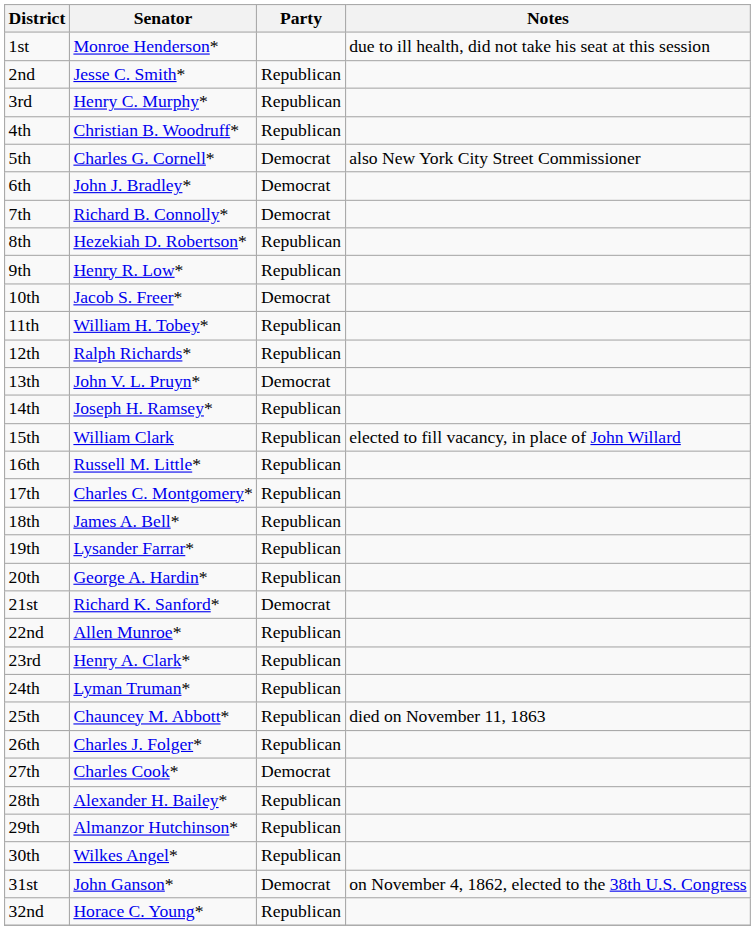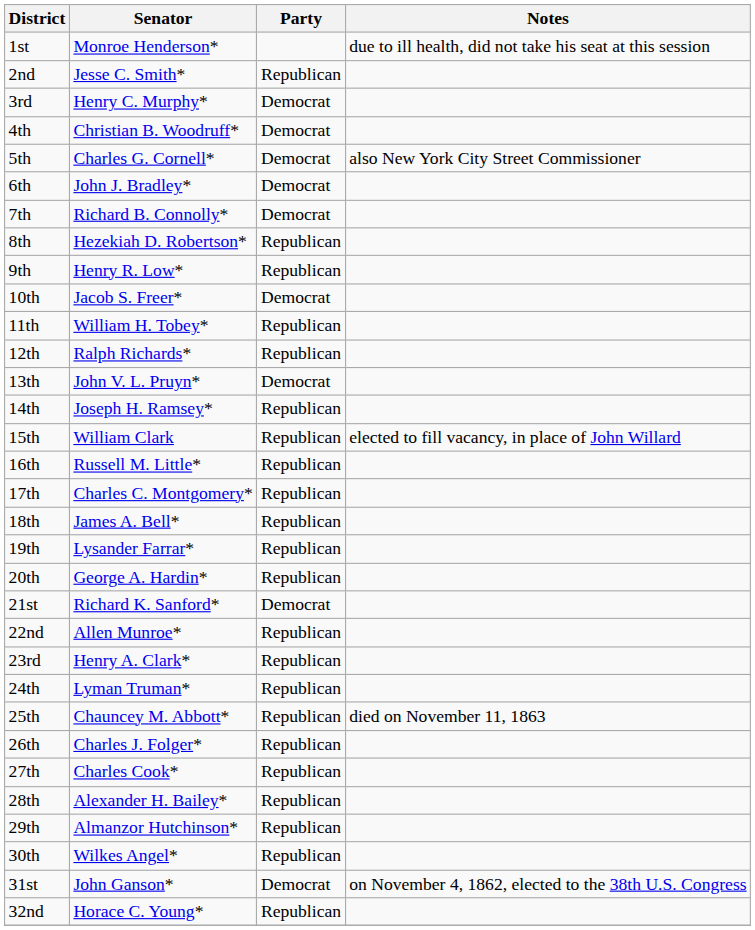(301, 102) Republican -> (296, 102) Democrat
(301, 130) Republican -> (296, 130) Democrat
(296, 772) Democrat -> (301, 772) Republican
